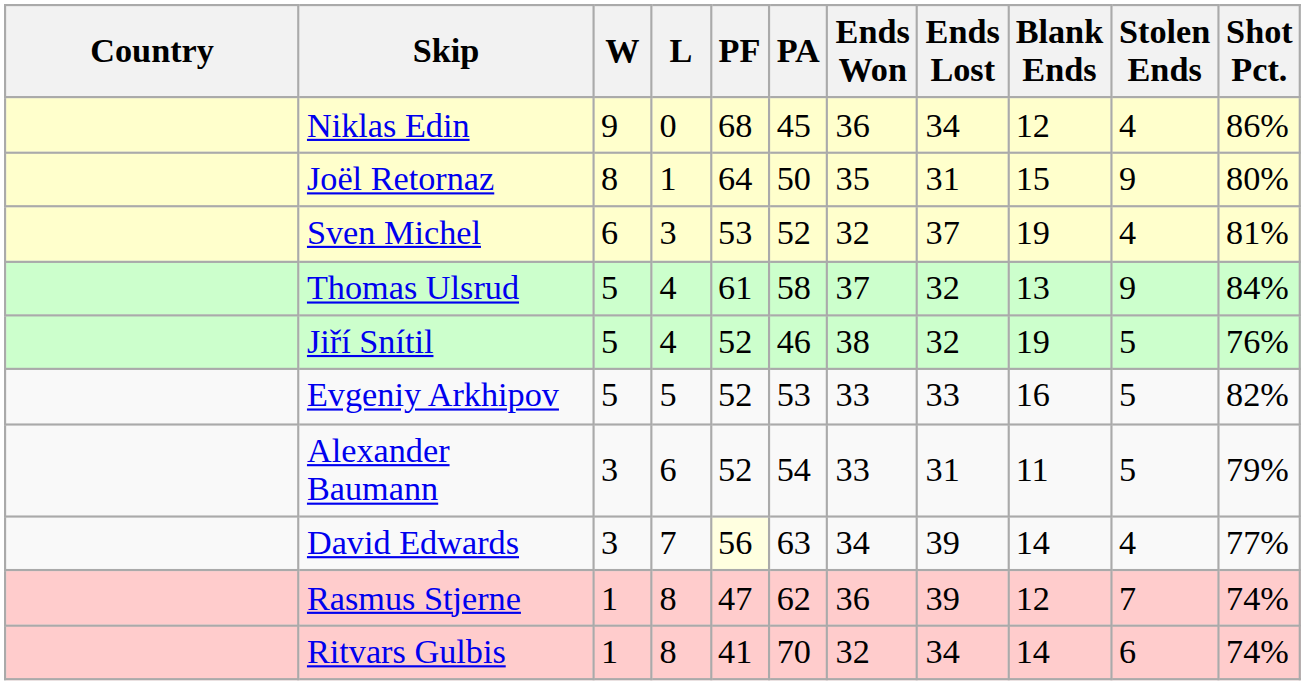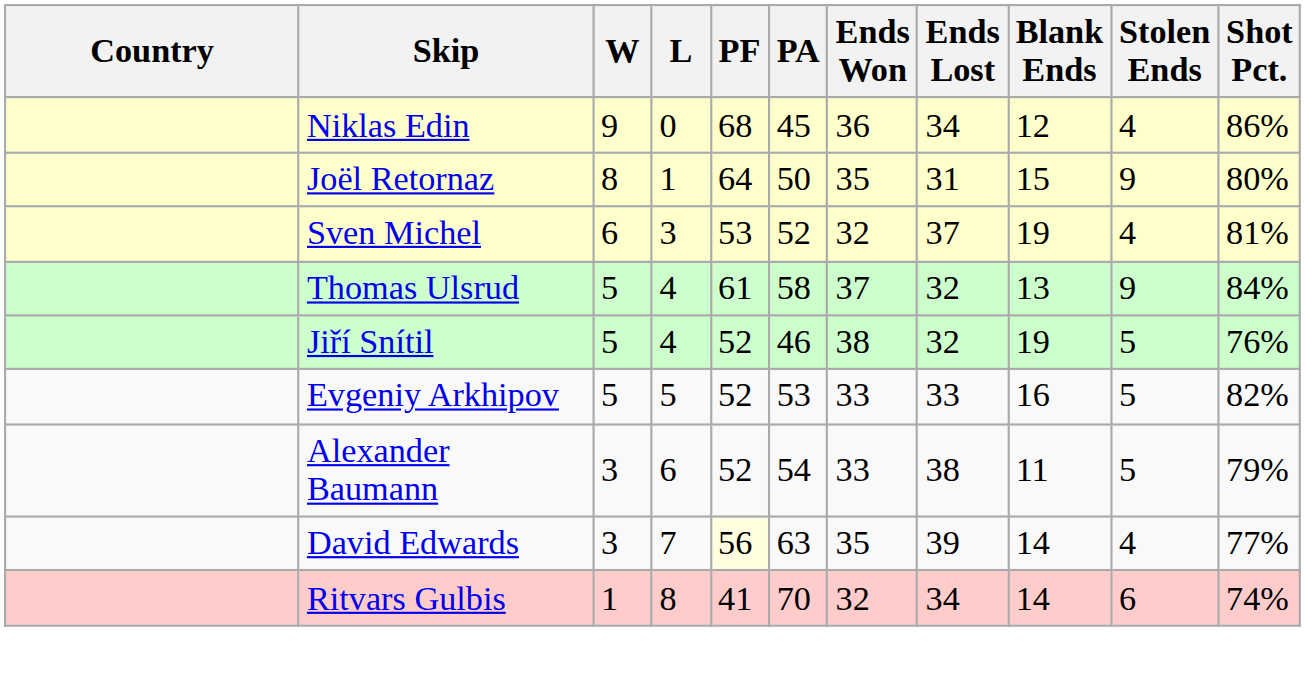(943, 469) 31 -> (943, 469) 38
(853, 543) 34 -> (853, 543) 35
- row: (414, 597)
